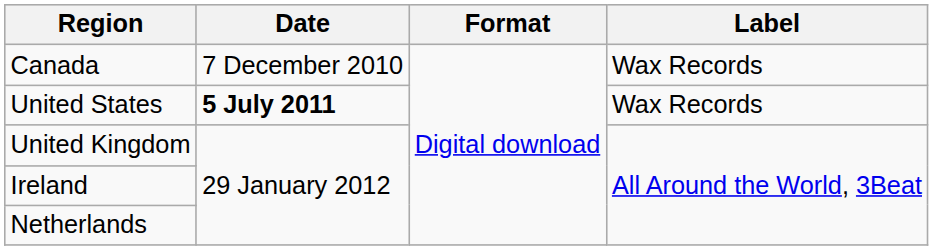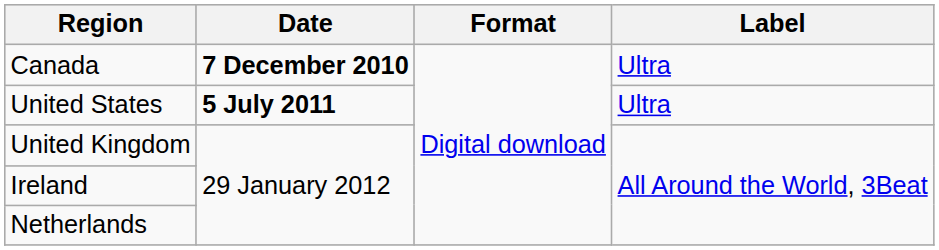(303, 64) normal -> (305, 64) bold
(687, 64) Wax Records -> (644, 64) Ultra
(687, 104) Wax Records -> (644, 104) Ultra
